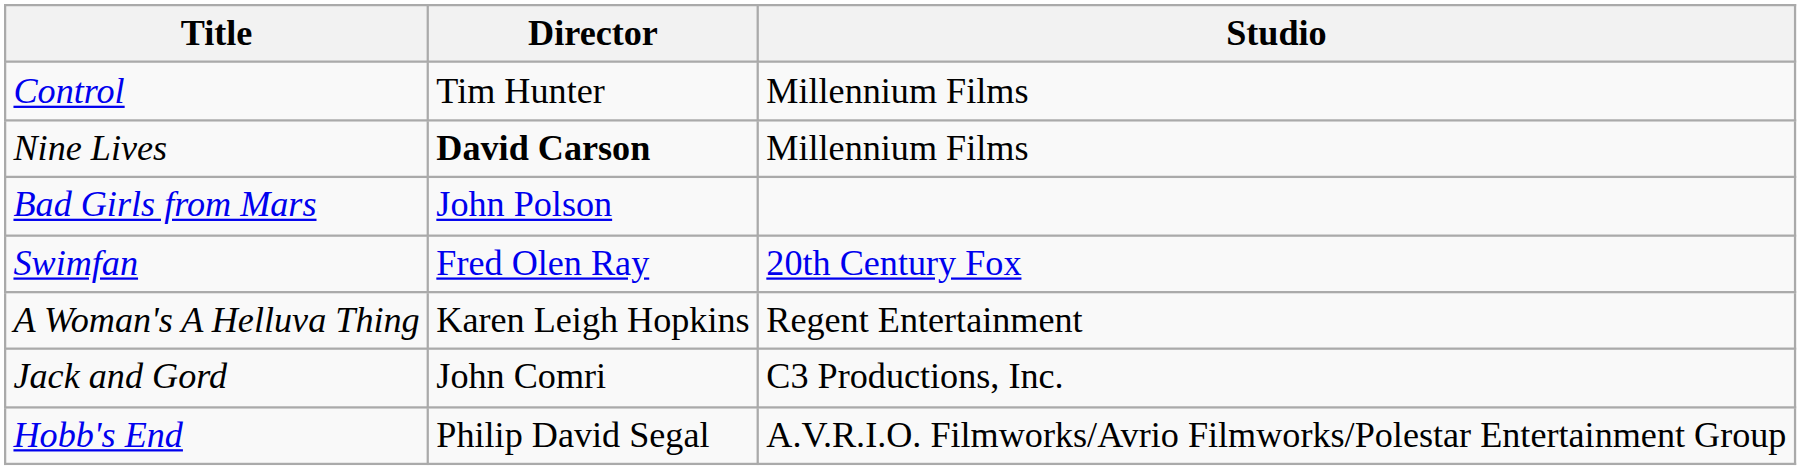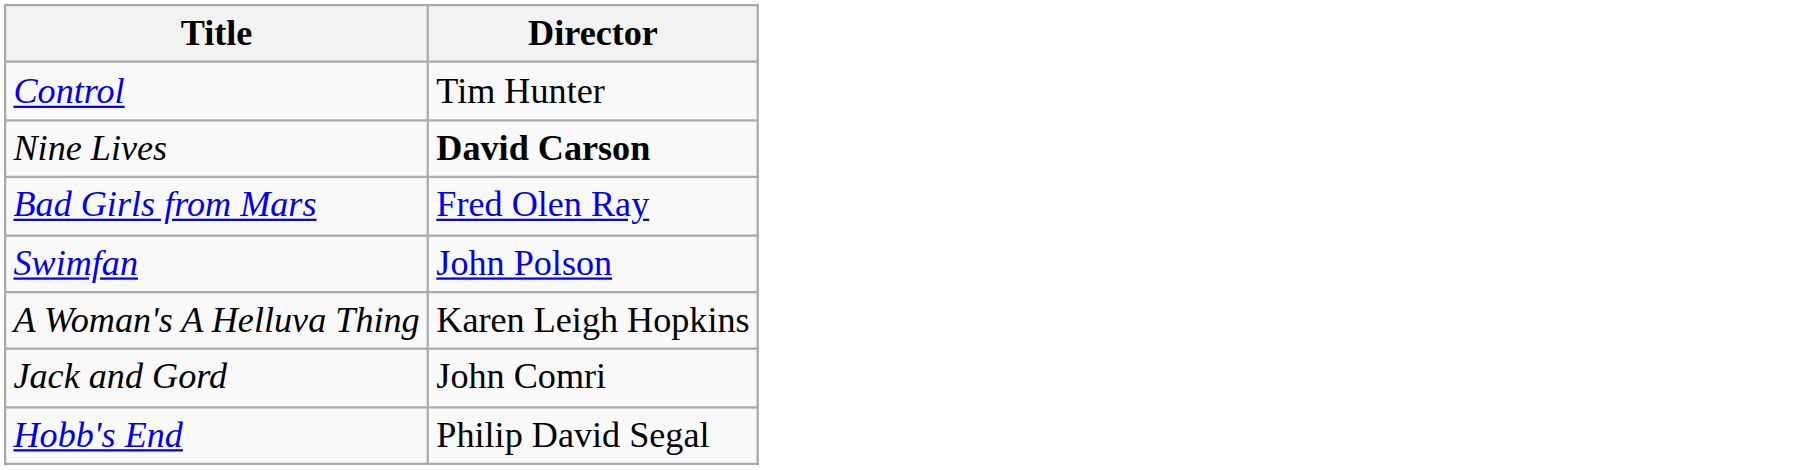- column: (1276, 33)
(524, 205) John Polson -> (543, 205) Fred Olen Ray
(543, 262) Fred Olen Ray -> (524, 262) John Polson
